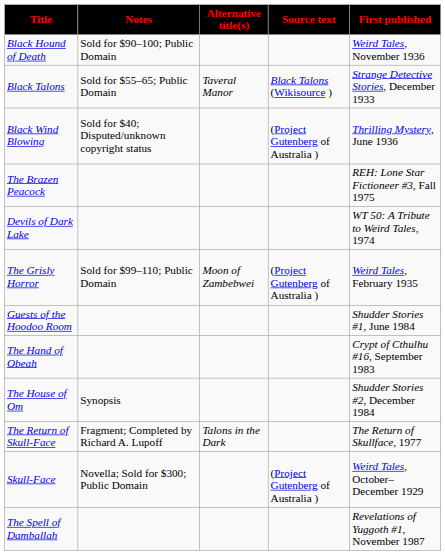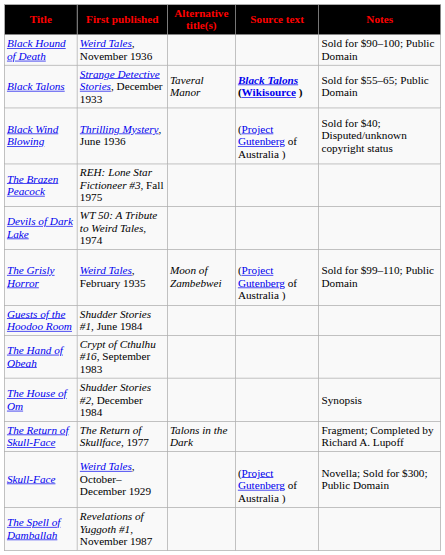columns swapped: (395, 19) <-> (139, 19)
(301, 86) normal -> (270, 86) bold
